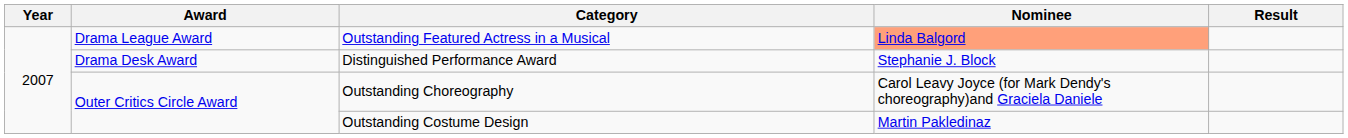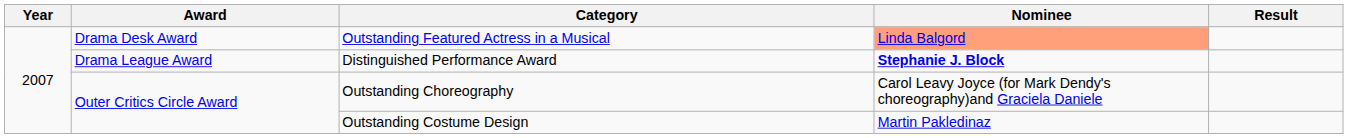(143, 38) Drama League Award -> (136, 38) Drama Desk Award
(136, 60) Drama Desk Award -> (143, 60) Drama League Award
(937, 60) normal -> (941, 60) bold
